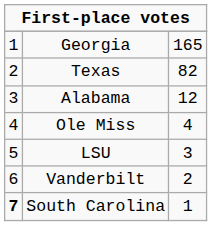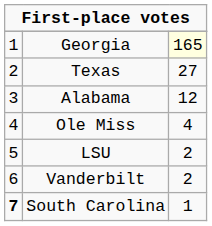(188, 45) no background -> (188, 45) lightyellow background
(188, 72) 82 -> (188, 72) 27
(188, 153) 3 -> (188, 153) 2
